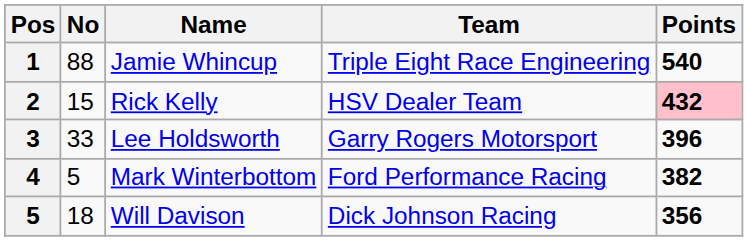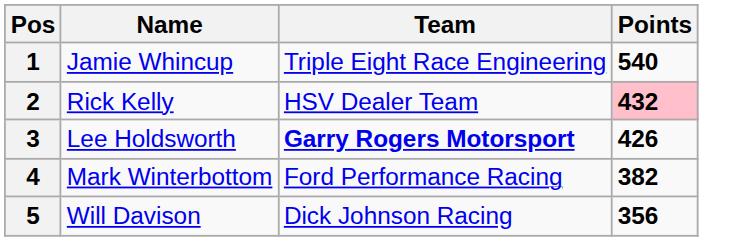- column: (83, 24)
(462, 139) normal -> (429, 139) bold
(682, 139) 396 -> (638, 139) 426
